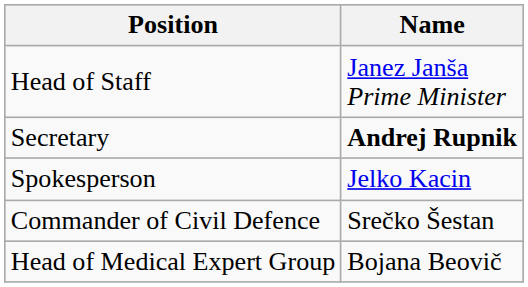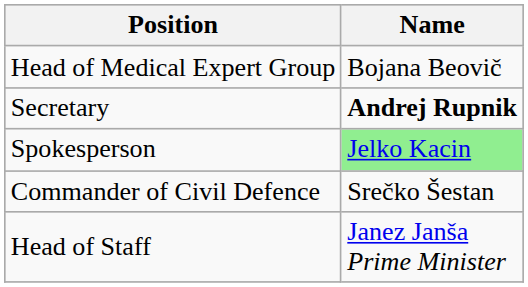rows swapped: (81, 81) <-> (173, 261)
(409, 178) no background -> (409, 149) lightgreen background
